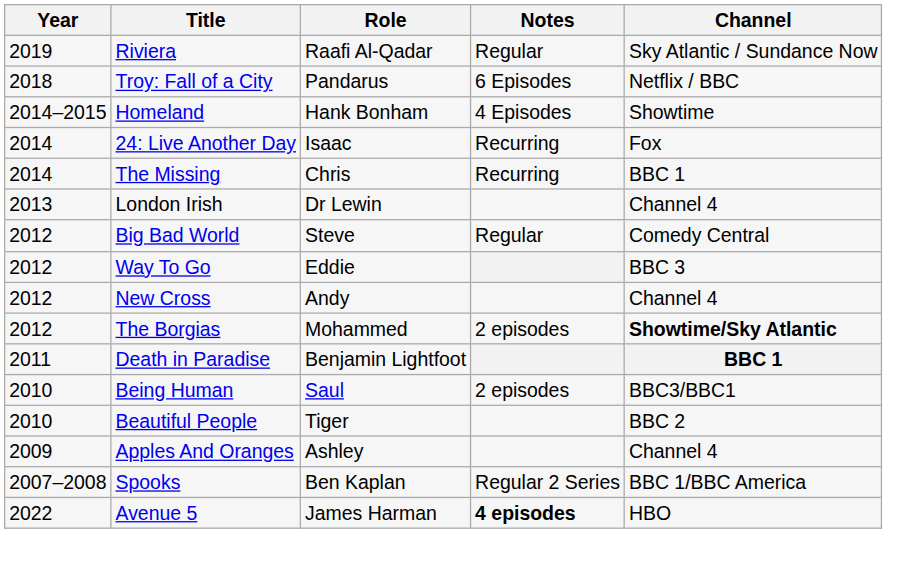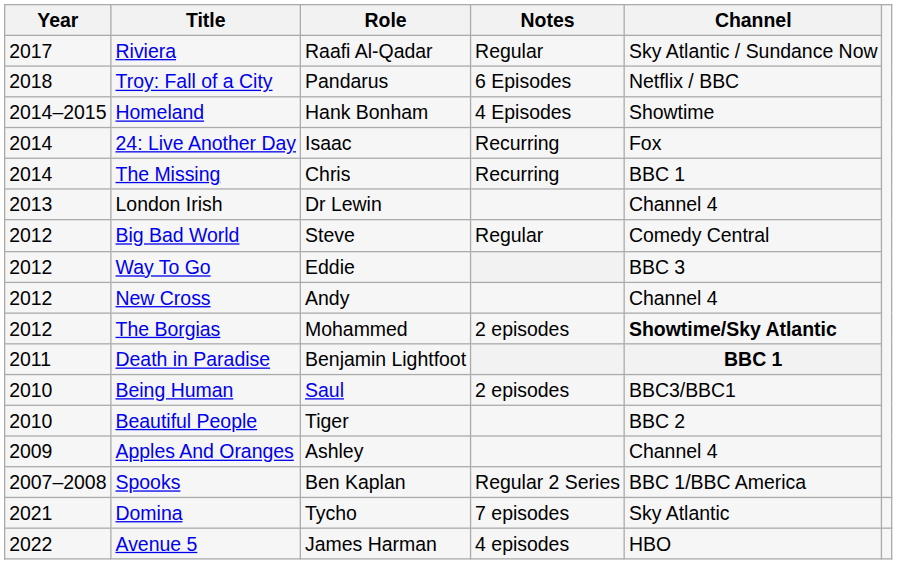(31, 51) 2019 -> (31, 51) 2017
+ row: (149, 513)
(525, 513) bold -> (522, 544) normal
